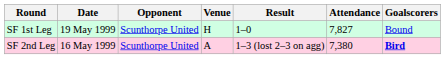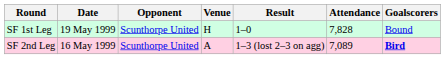(341, 29) 7,827 -> (341, 29) 7,828
(341, 45) 7,380 -> (341, 45) 7,089
